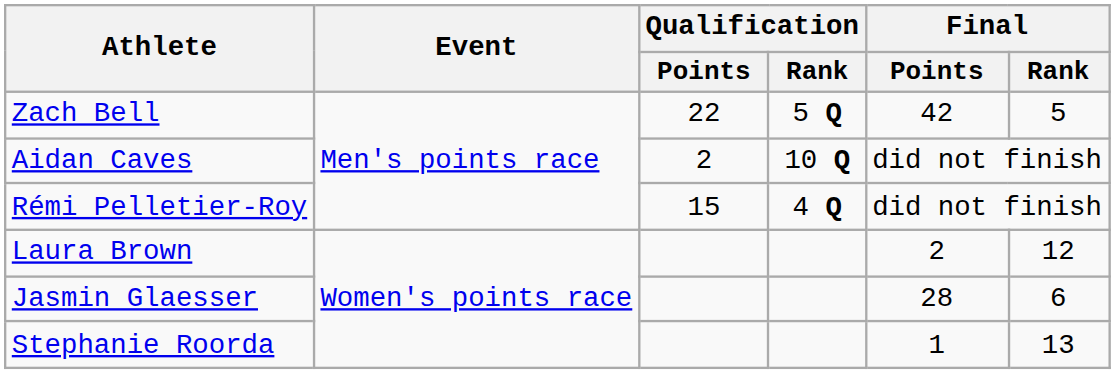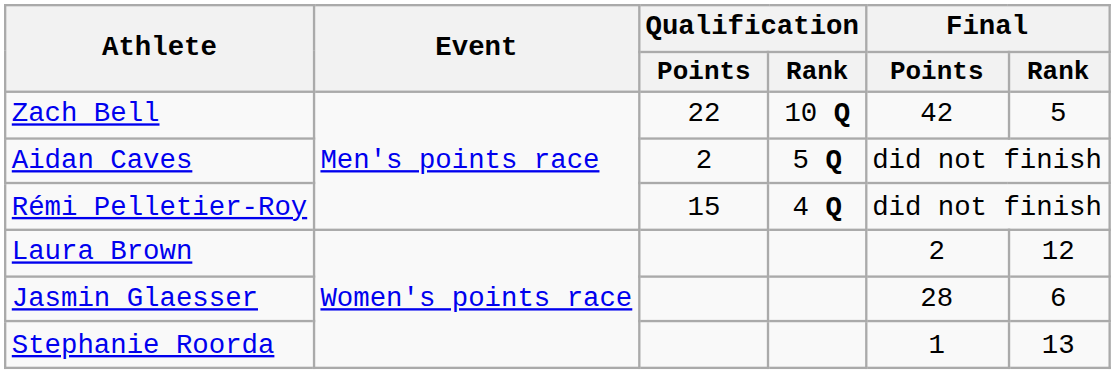(817, 115) 5 Q -> (817, 115) 10 Q
(817, 161) 10 Q -> (817, 161) 5 Q
